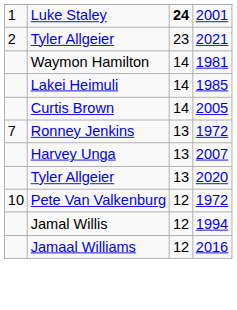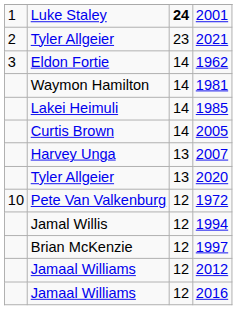+ row: (70, 62)
- row: (83, 131)
+ row: (82, 246)
+ row: (83, 270)
